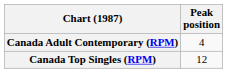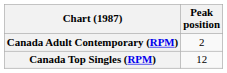(202, 42) 4 -> (202, 42) 2
